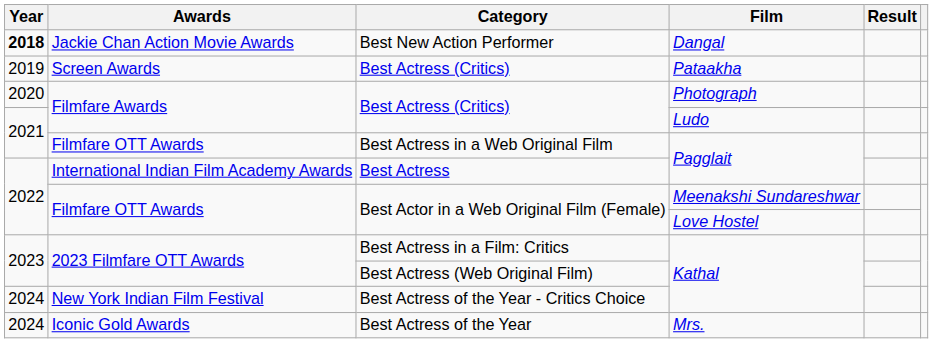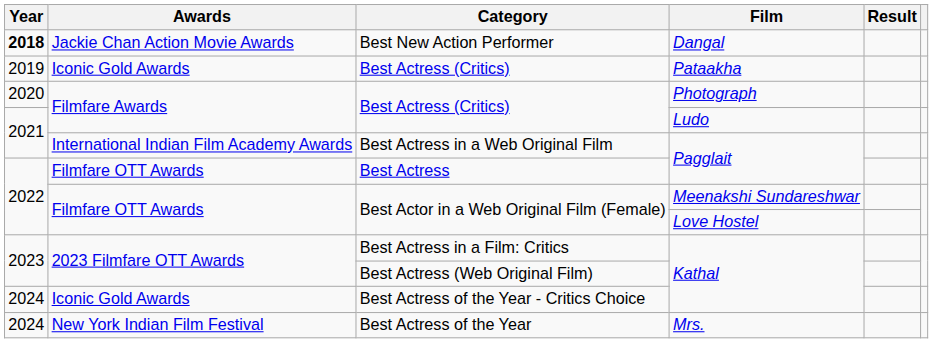(106, 68) Screen Awards -> (121, 68) Iconic Gold Awards
(128, 145) Filmfare OTT Awards -> (202, 145) International Indian Film Academy Awards
(202, 171) International Indian Film Academy Awards -> (128, 171) Filmfare OTT Awards
(158, 299) New York Indian Film Festival -> (121, 299) Iconic Gold Awards
(121, 324) Iconic Gold Awards -> (158, 324) New York Indian Film Festival
